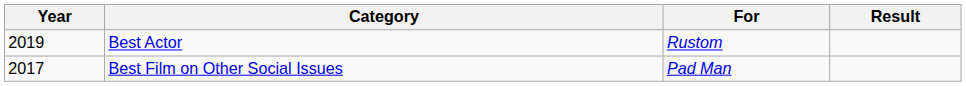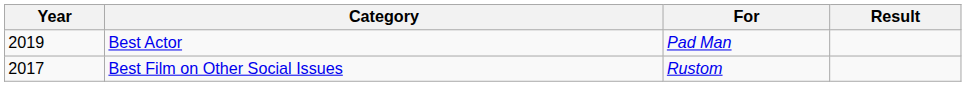(695, 42) Rustom -> (699, 42) Pad Man
(699, 68) Pad Man -> (695, 68) Rustom
